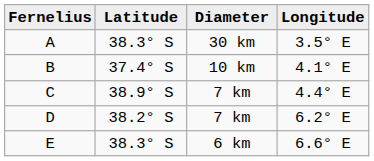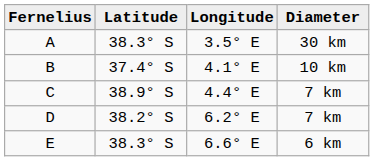columns swapped: (323, 17) <-> (232, 17)
